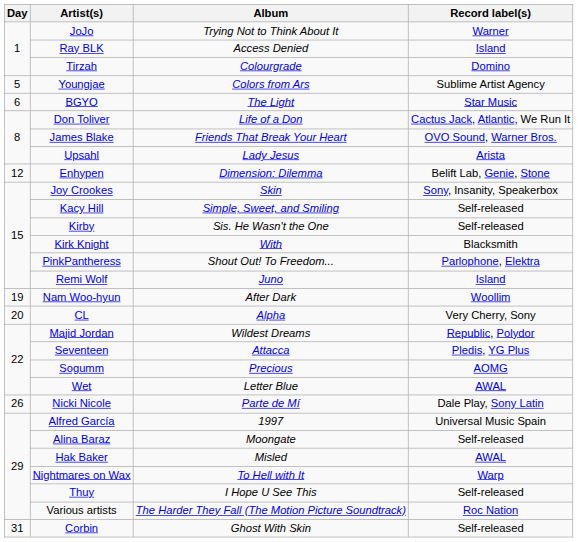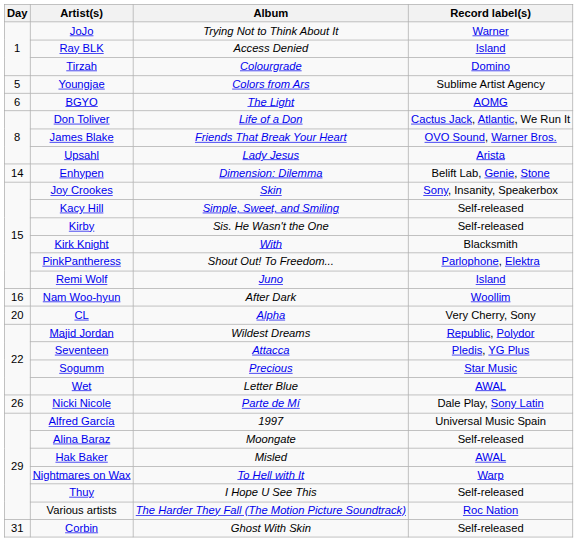(491, 102) Star Music -> (491, 102) AOMG
(17, 173) 12 -> (17, 173) 14
(17, 297) 19 -> (17, 297) 16
(491, 368) AOMG -> (491, 368) Star Music
